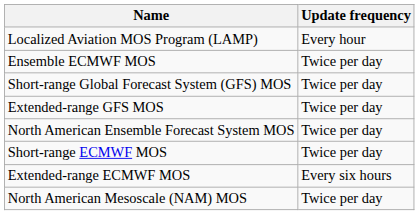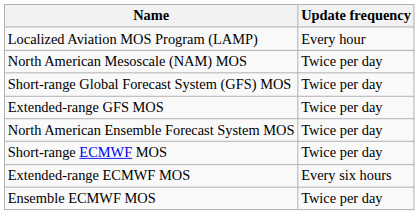rows swapped: (127, 198) <-> (82, 61)
